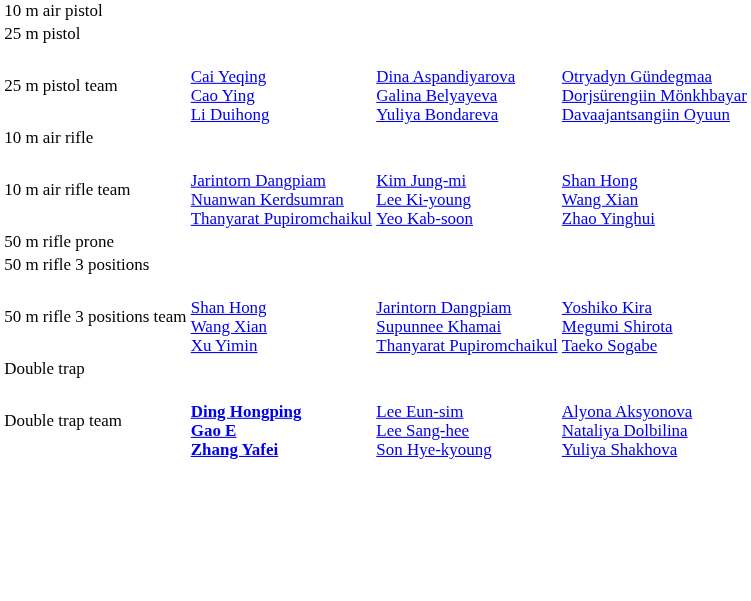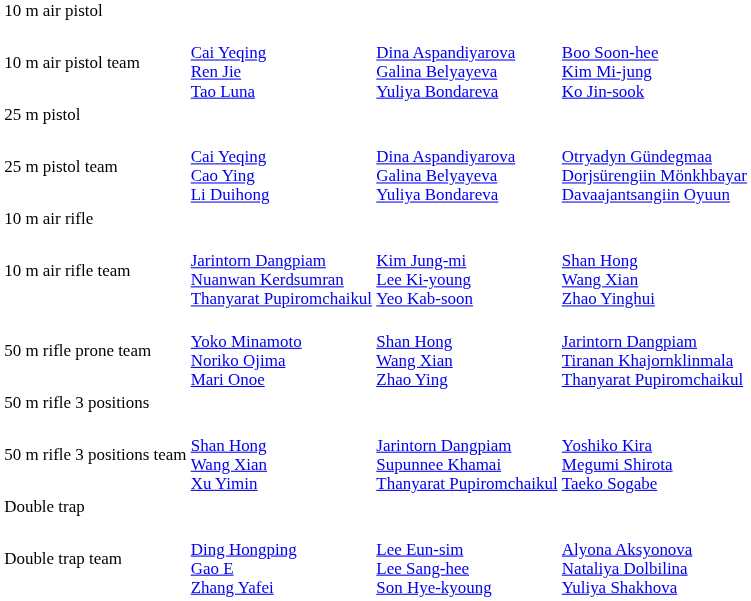+ row: (72, 62)
- row: (59, 241)
+ row: (78, 350)
(246, 430) bold -> (244, 568) normal
